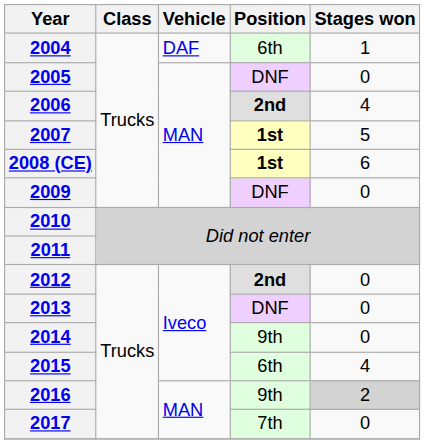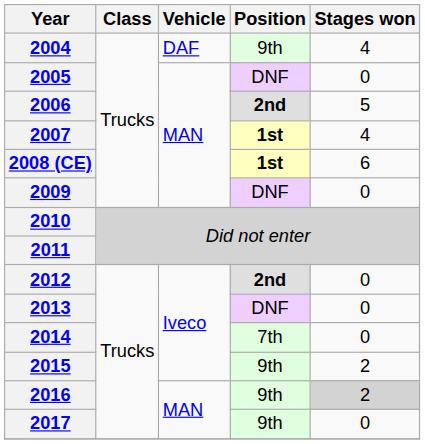(270, 47) 6th -> (270, 47) 9th
(365, 47) 1 -> (365, 47) 4
(365, 105) 4 -> (365, 105) 5
(365, 134) 5 -> (365, 134) 4
(270, 337) 9th -> (270, 337) 7th
(270, 366) 6th -> (270, 366) 9th
(365, 366) 4 -> (365, 366) 2
(270, 423) 7th -> (270, 423) 9th
